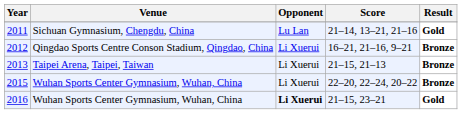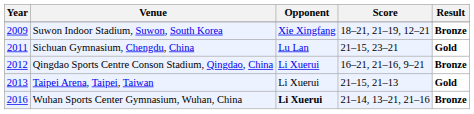+ row: (17, 30)
(373, 30) 21–14, 13–21, 21–16 -> (369, 48) 21–15, 23–21
(438, 65) Bronze -> (446, 82) Gold
- row: (17, 82)
(357, 100) 21–15, 23–21 -> (385, 100) 21–14, 13–21, 21–16
(433, 100) Gold -> (451, 100) Bronze
